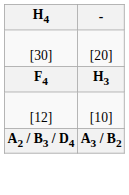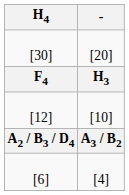+ row: (41, 179)
